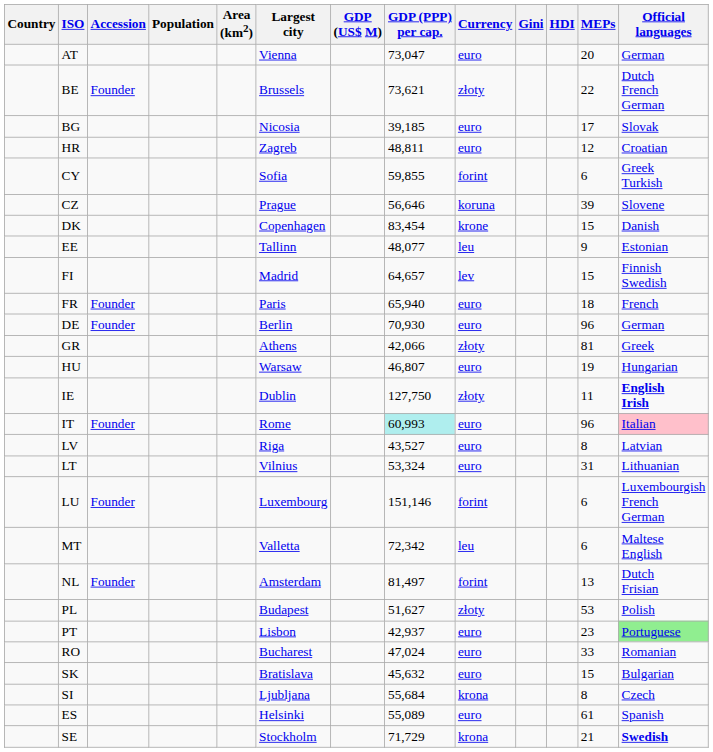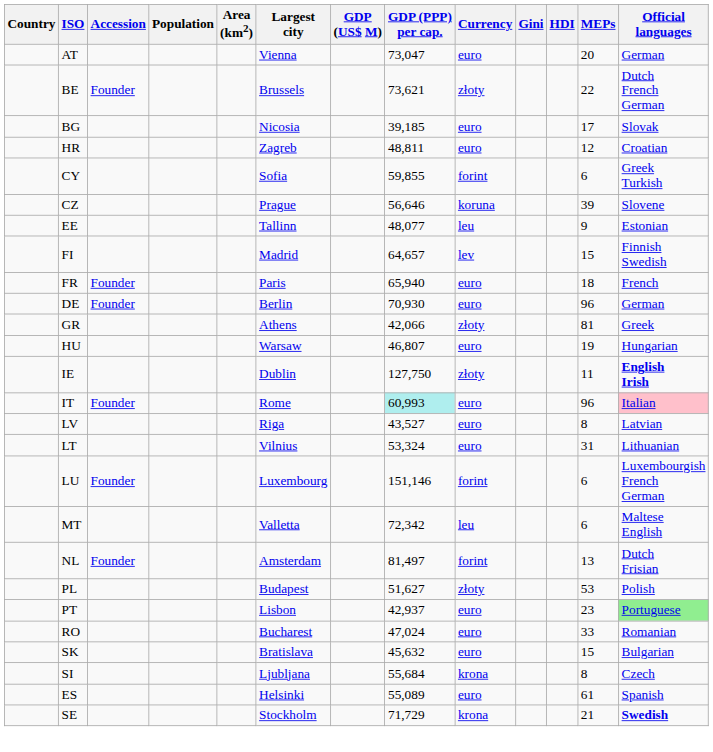- row: (71, 225)
